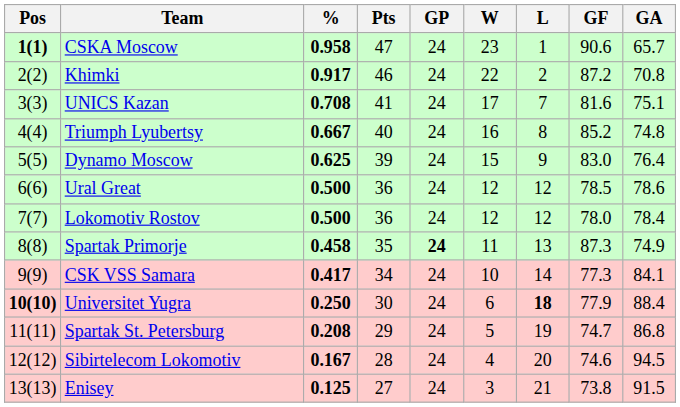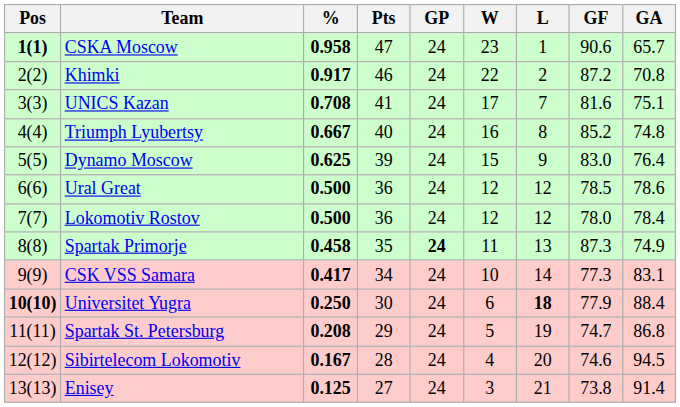(649, 274) 84.1 -> (649, 274) 83.1
(649, 388) 91.5 -> (649, 388) 91.4
